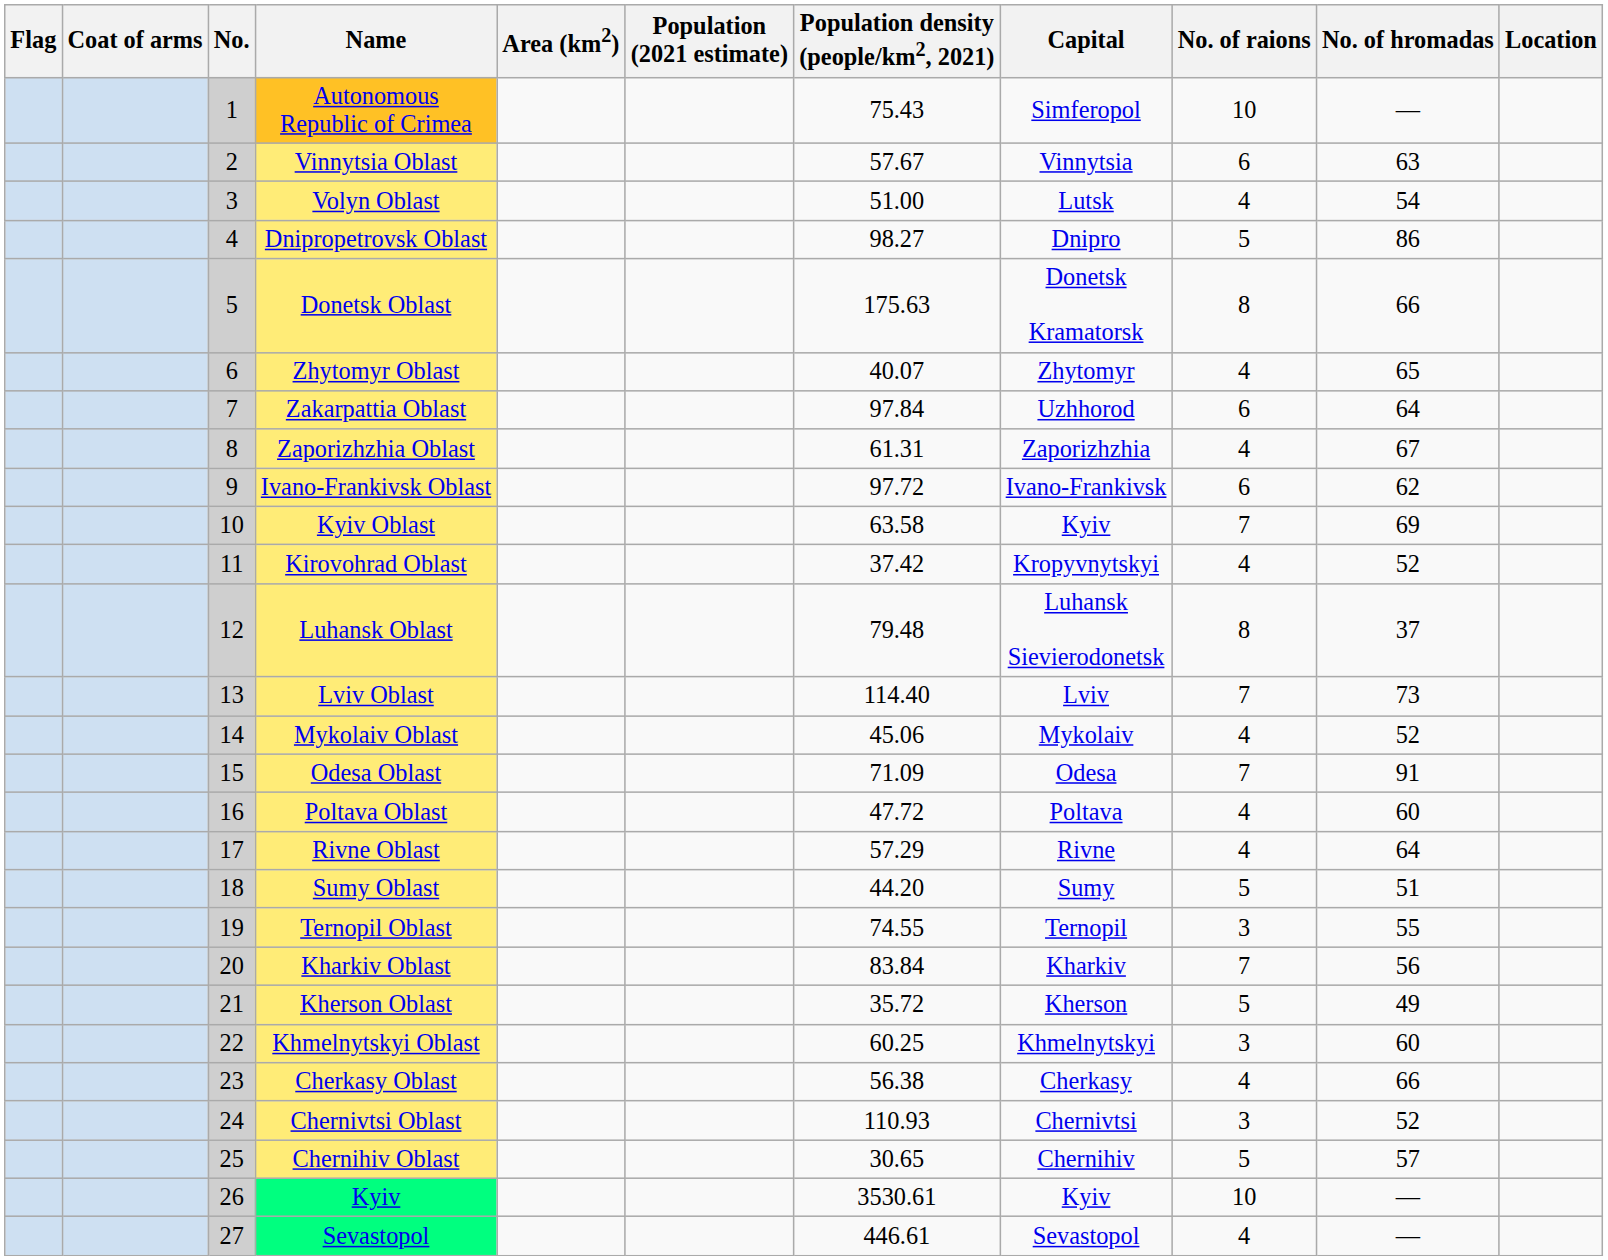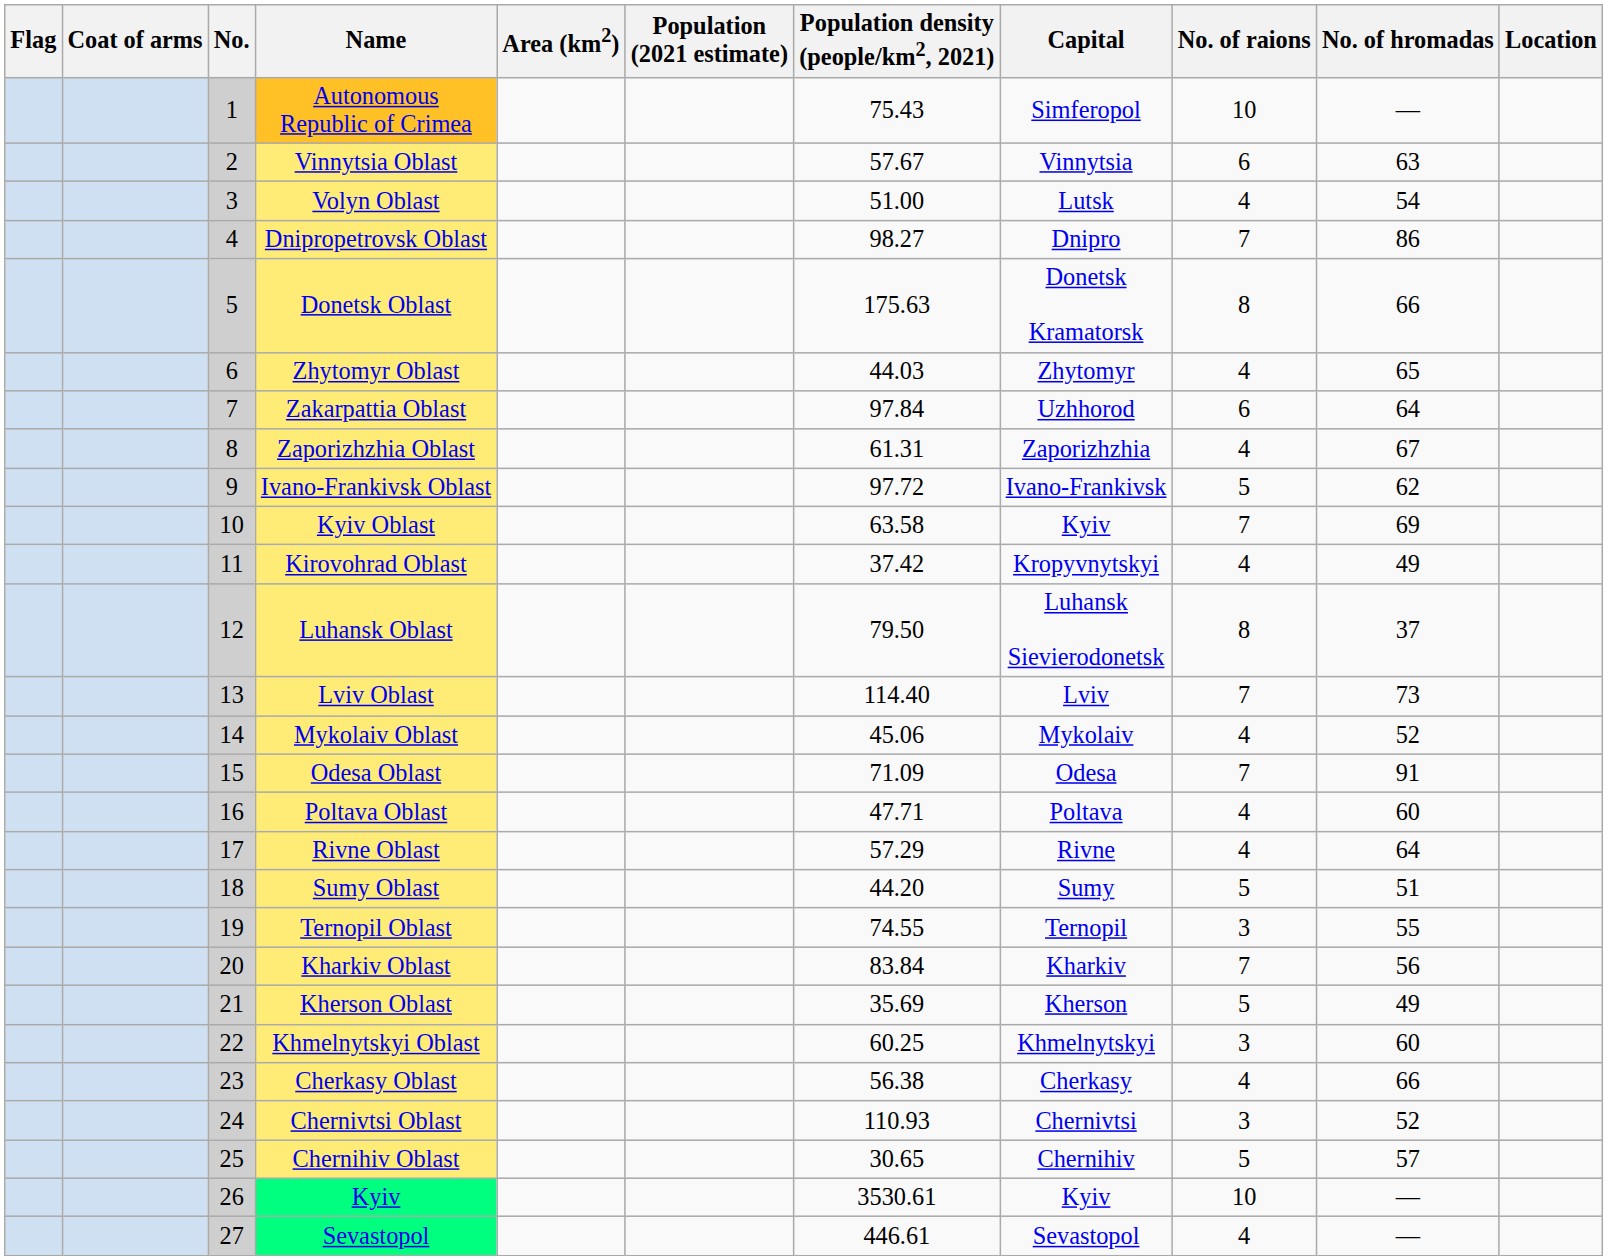(1244, 239) 5 -> (1244, 239) 7
(897, 371) 40.07 -> (897, 371) 44.03
(1244, 486) 6 -> (1244, 486) 5
(1408, 564) 52 -> (1408, 564) 49
(897, 630) 79.48 -> (897, 630) 79.50
(897, 811) 47.72 -> (897, 811) 47.71
(897, 1004) 35.72 -> (897, 1004) 35.69
